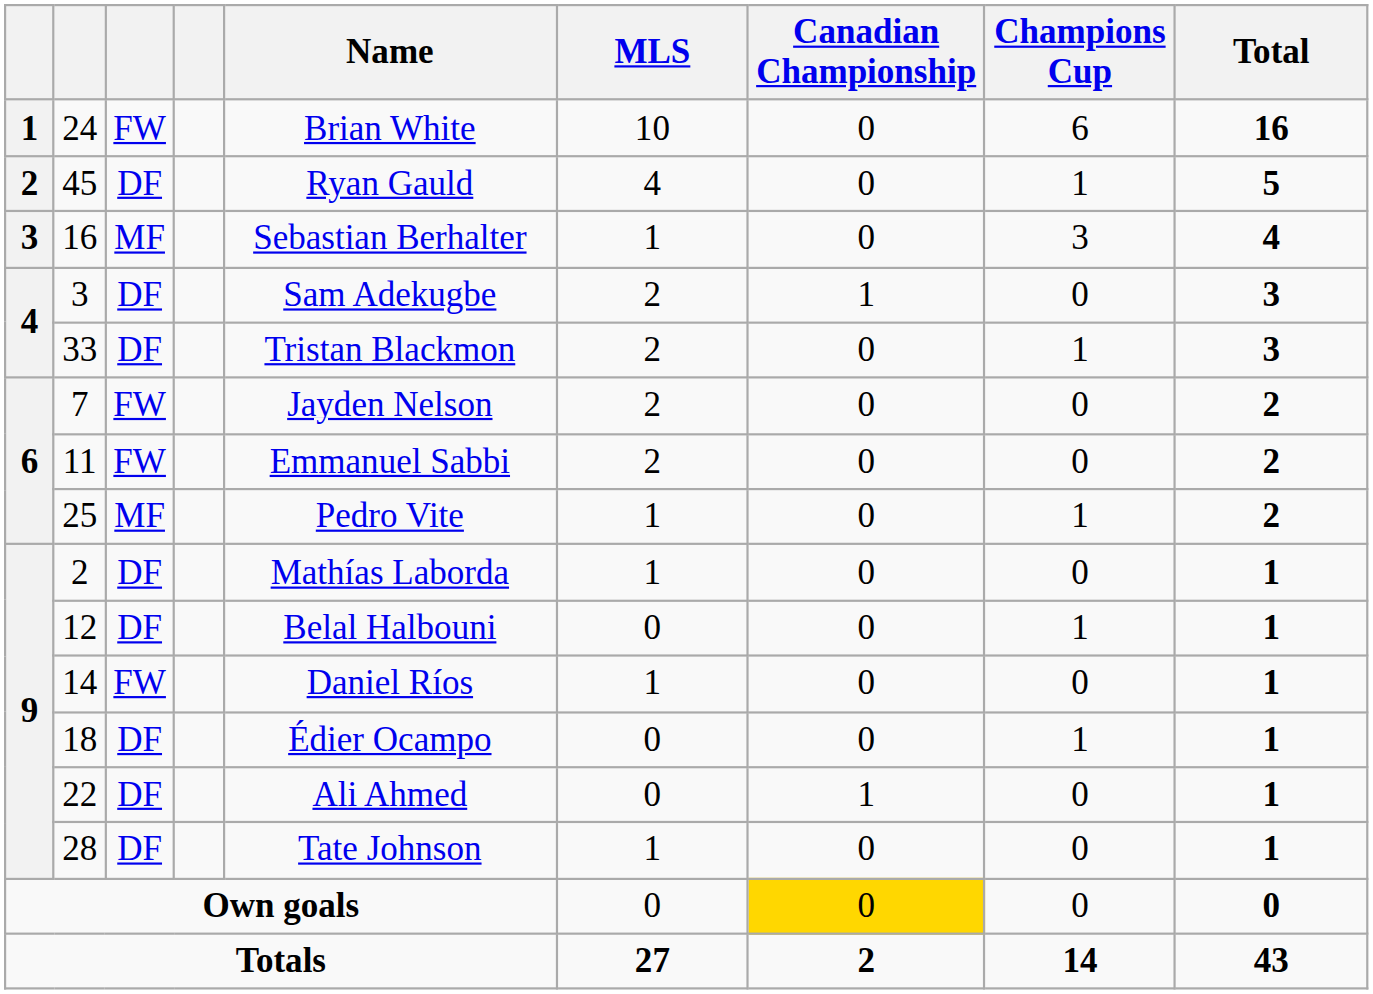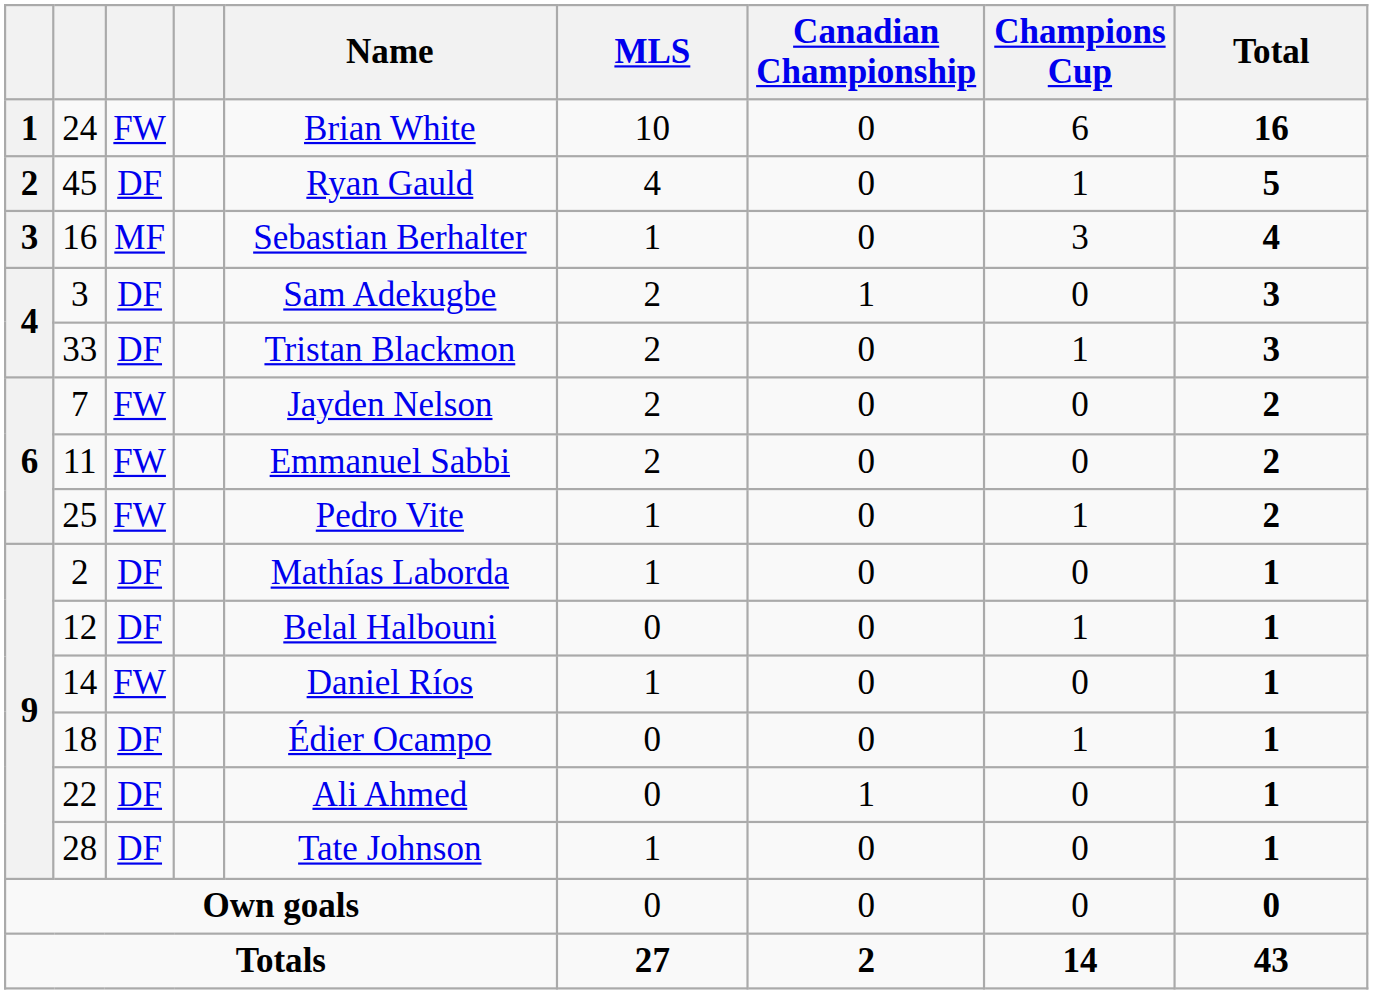(140, 516) MF -> (140, 516) FW
(866, 905) gold background -> (866, 905) no background
